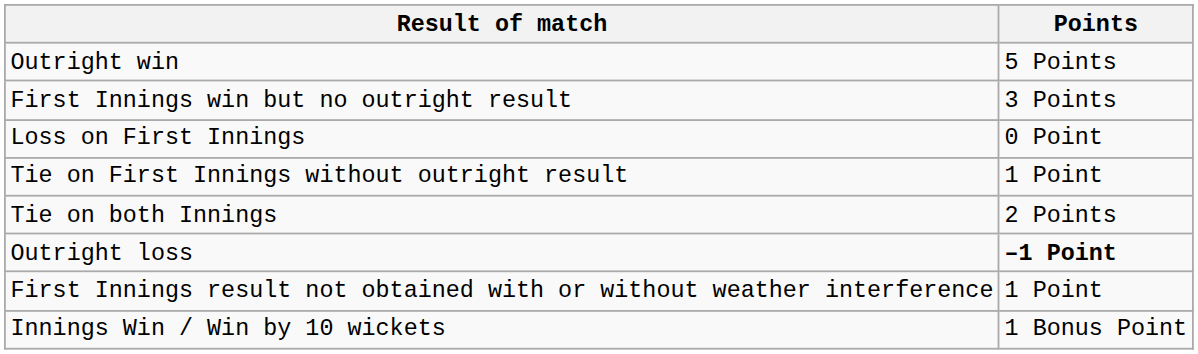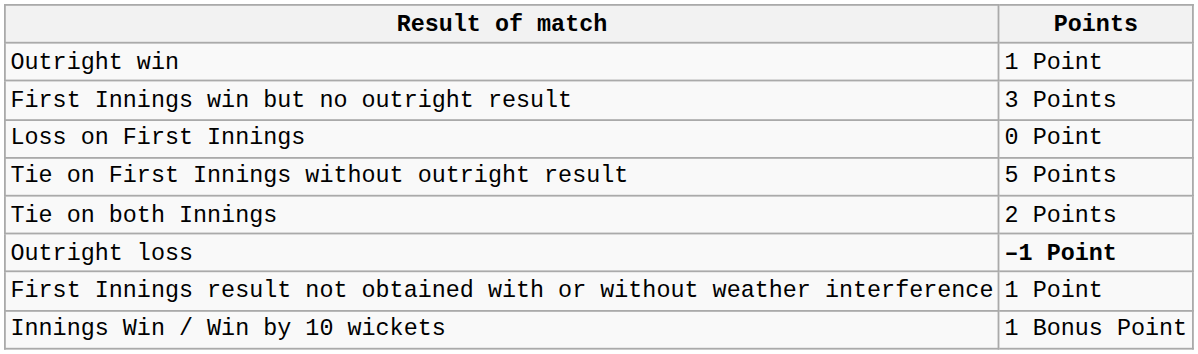(1061, 62) 5 Points -> (1054, 62) 1 Point
(1054, 177) 1 Point -> (1061, 177) 5 Points
